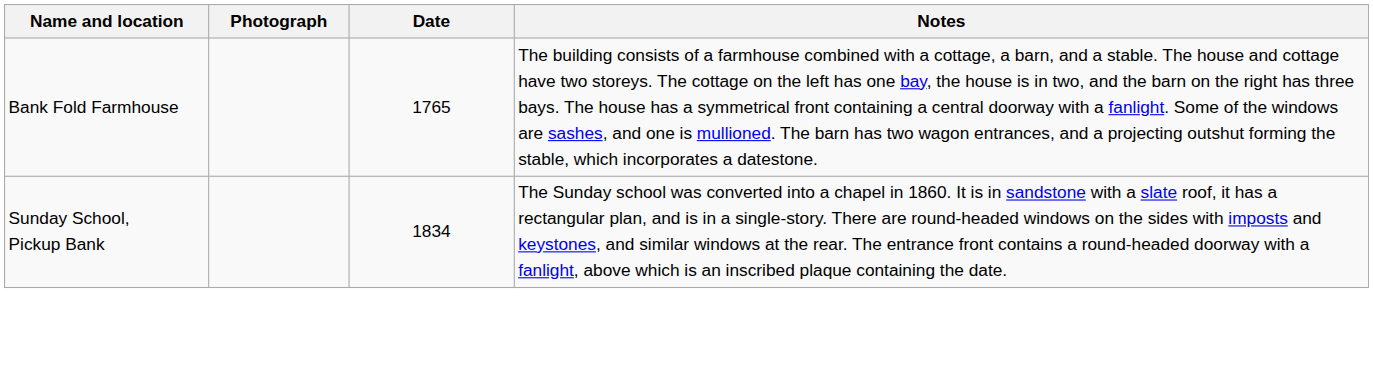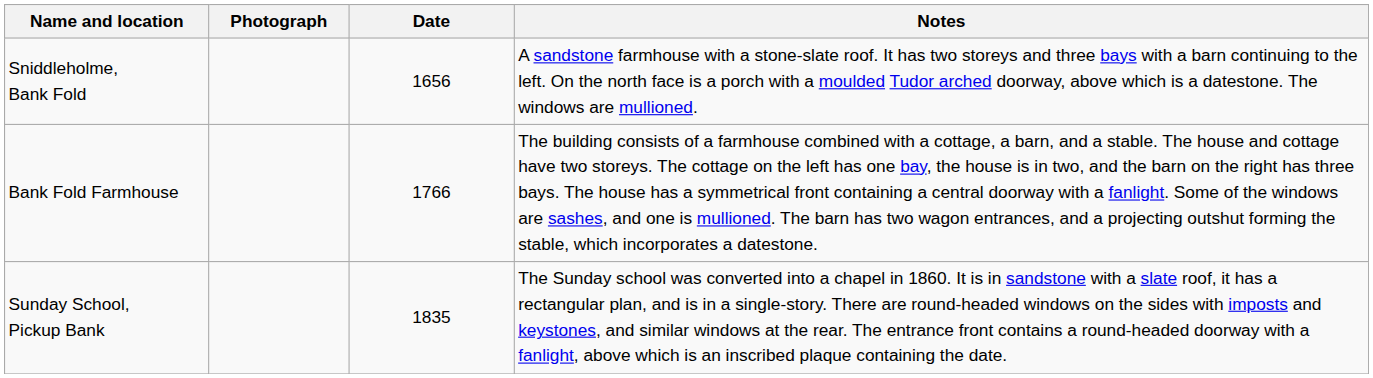+ row: (63, 81)
(431, 107) 1765 -> (431, 192) 1766
(431, 231) 1834 -> (431, 317) 1835
